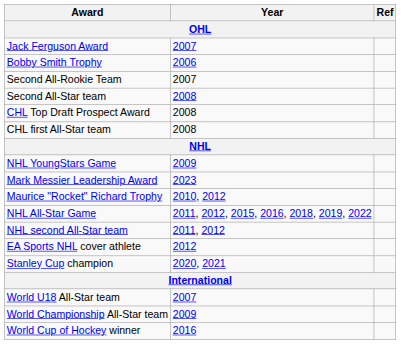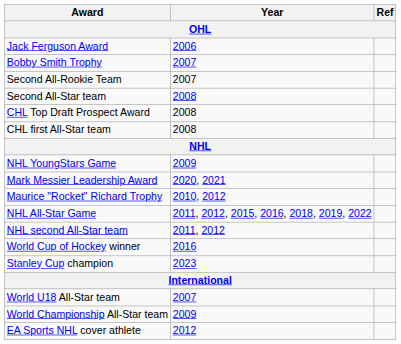(185, 46) 2007 -> (185, 46) 2006
(185, 63) 2006 -> (185, 63) 2007
(185, 180) 2023 -> (199, 180) 2020, 2021
rows swapped: (74, 247) <-> (74, 331)
(199, 264) 2020, 2021 -> (185, 264) 2023
